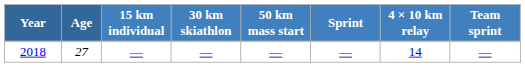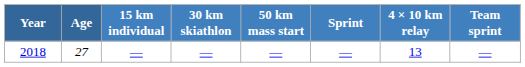(415, 51) 14 -> (415, 51) 13
